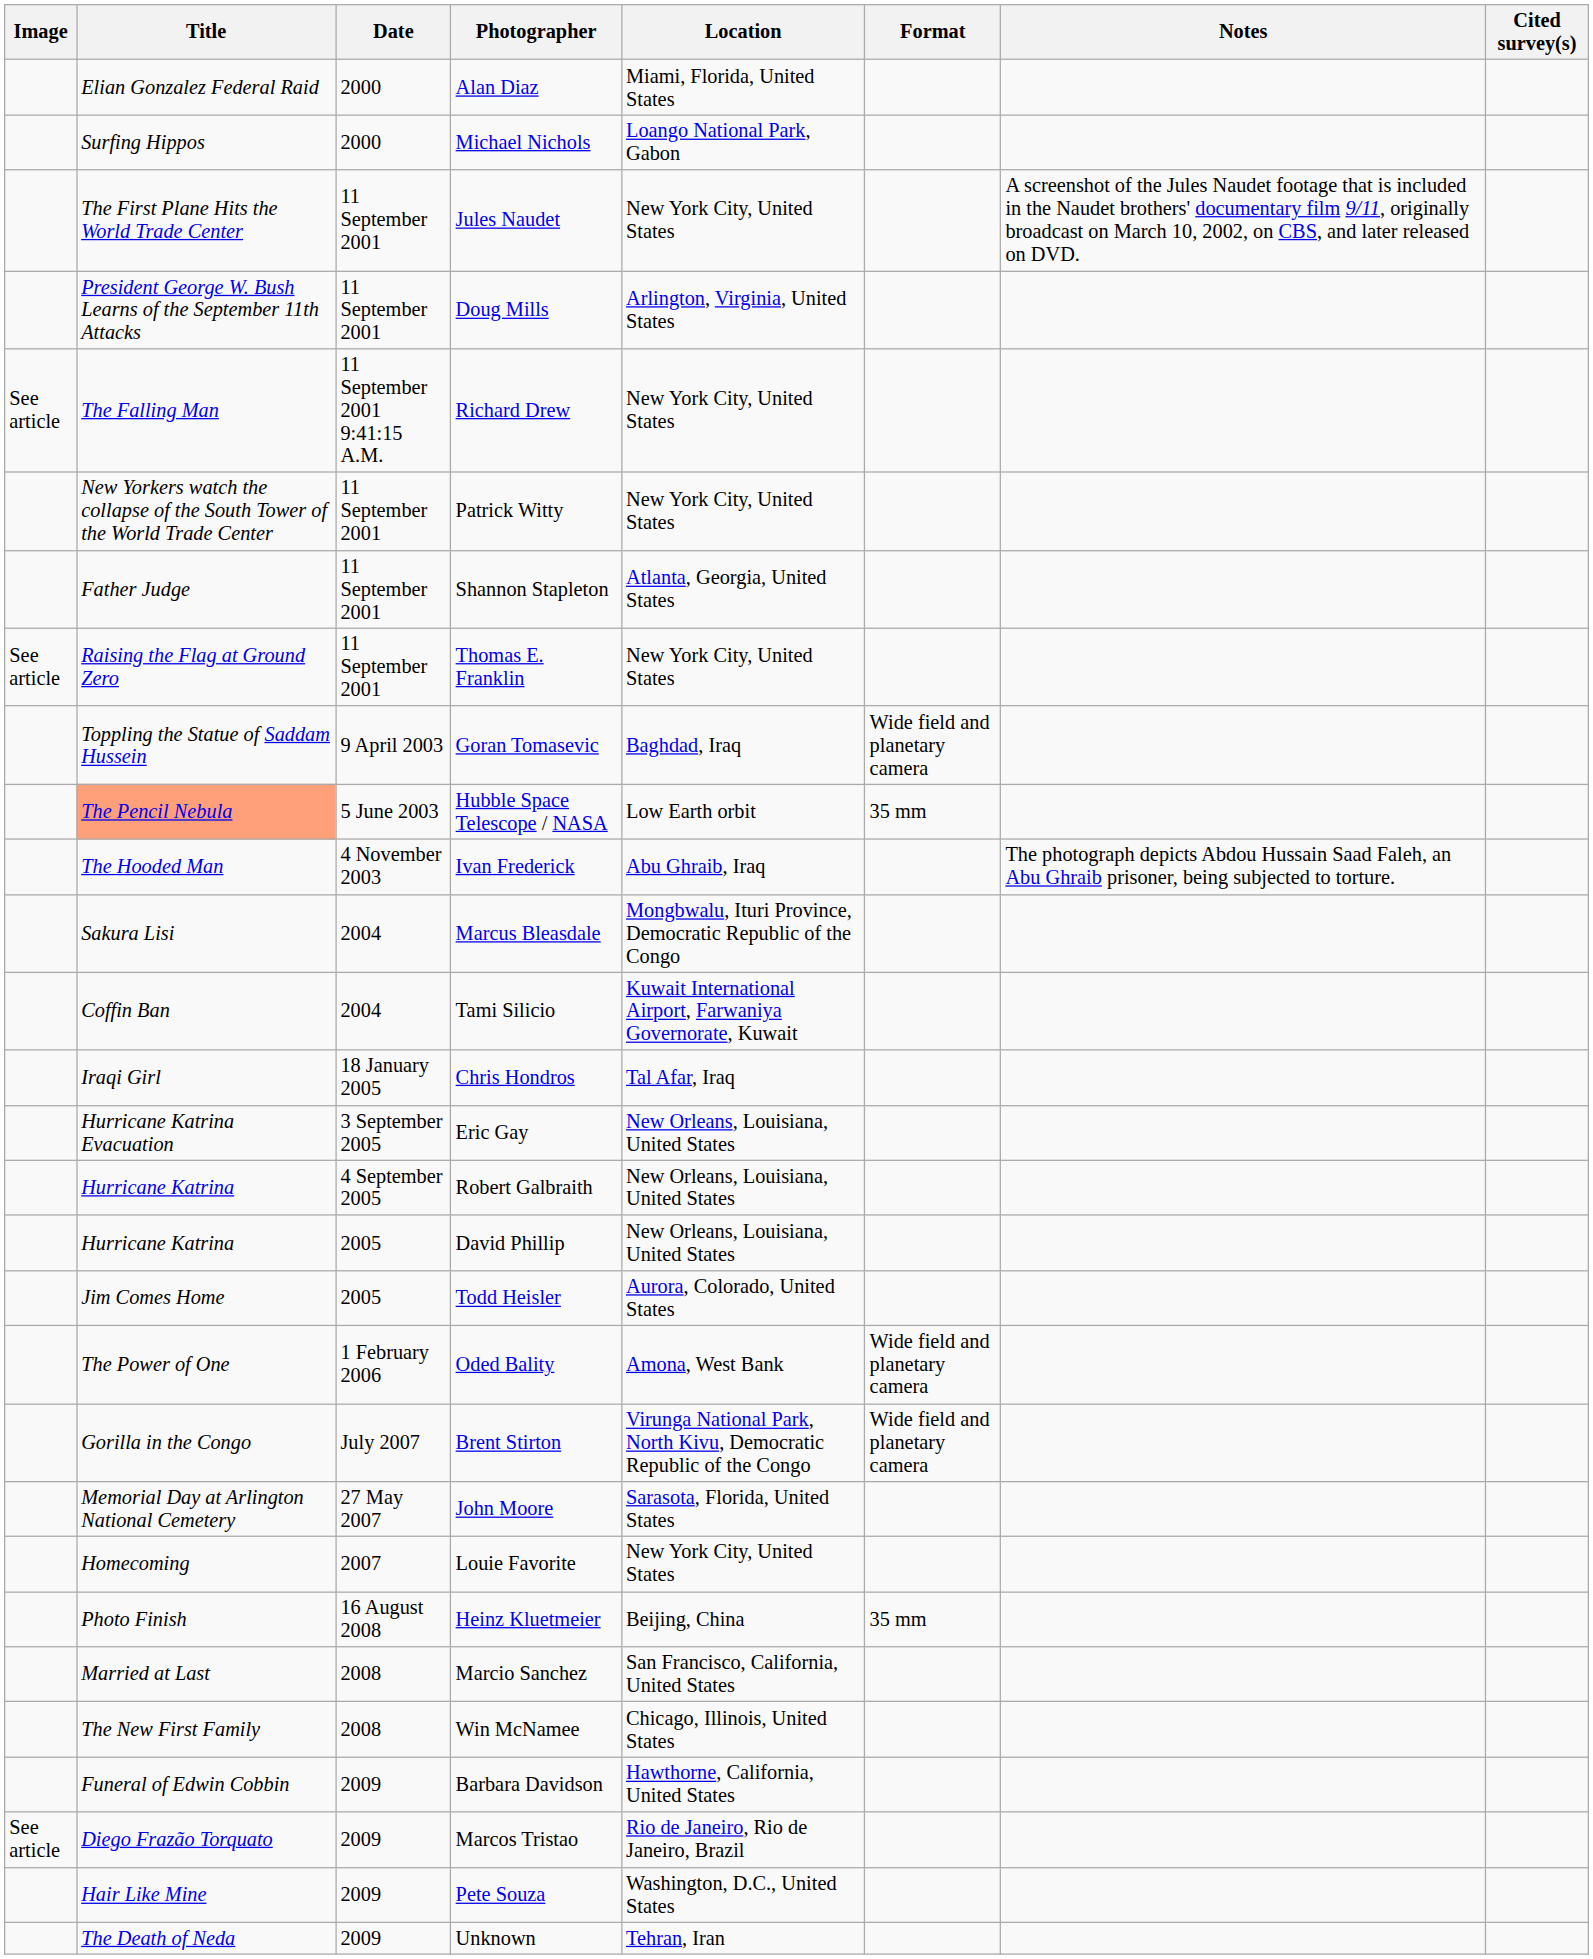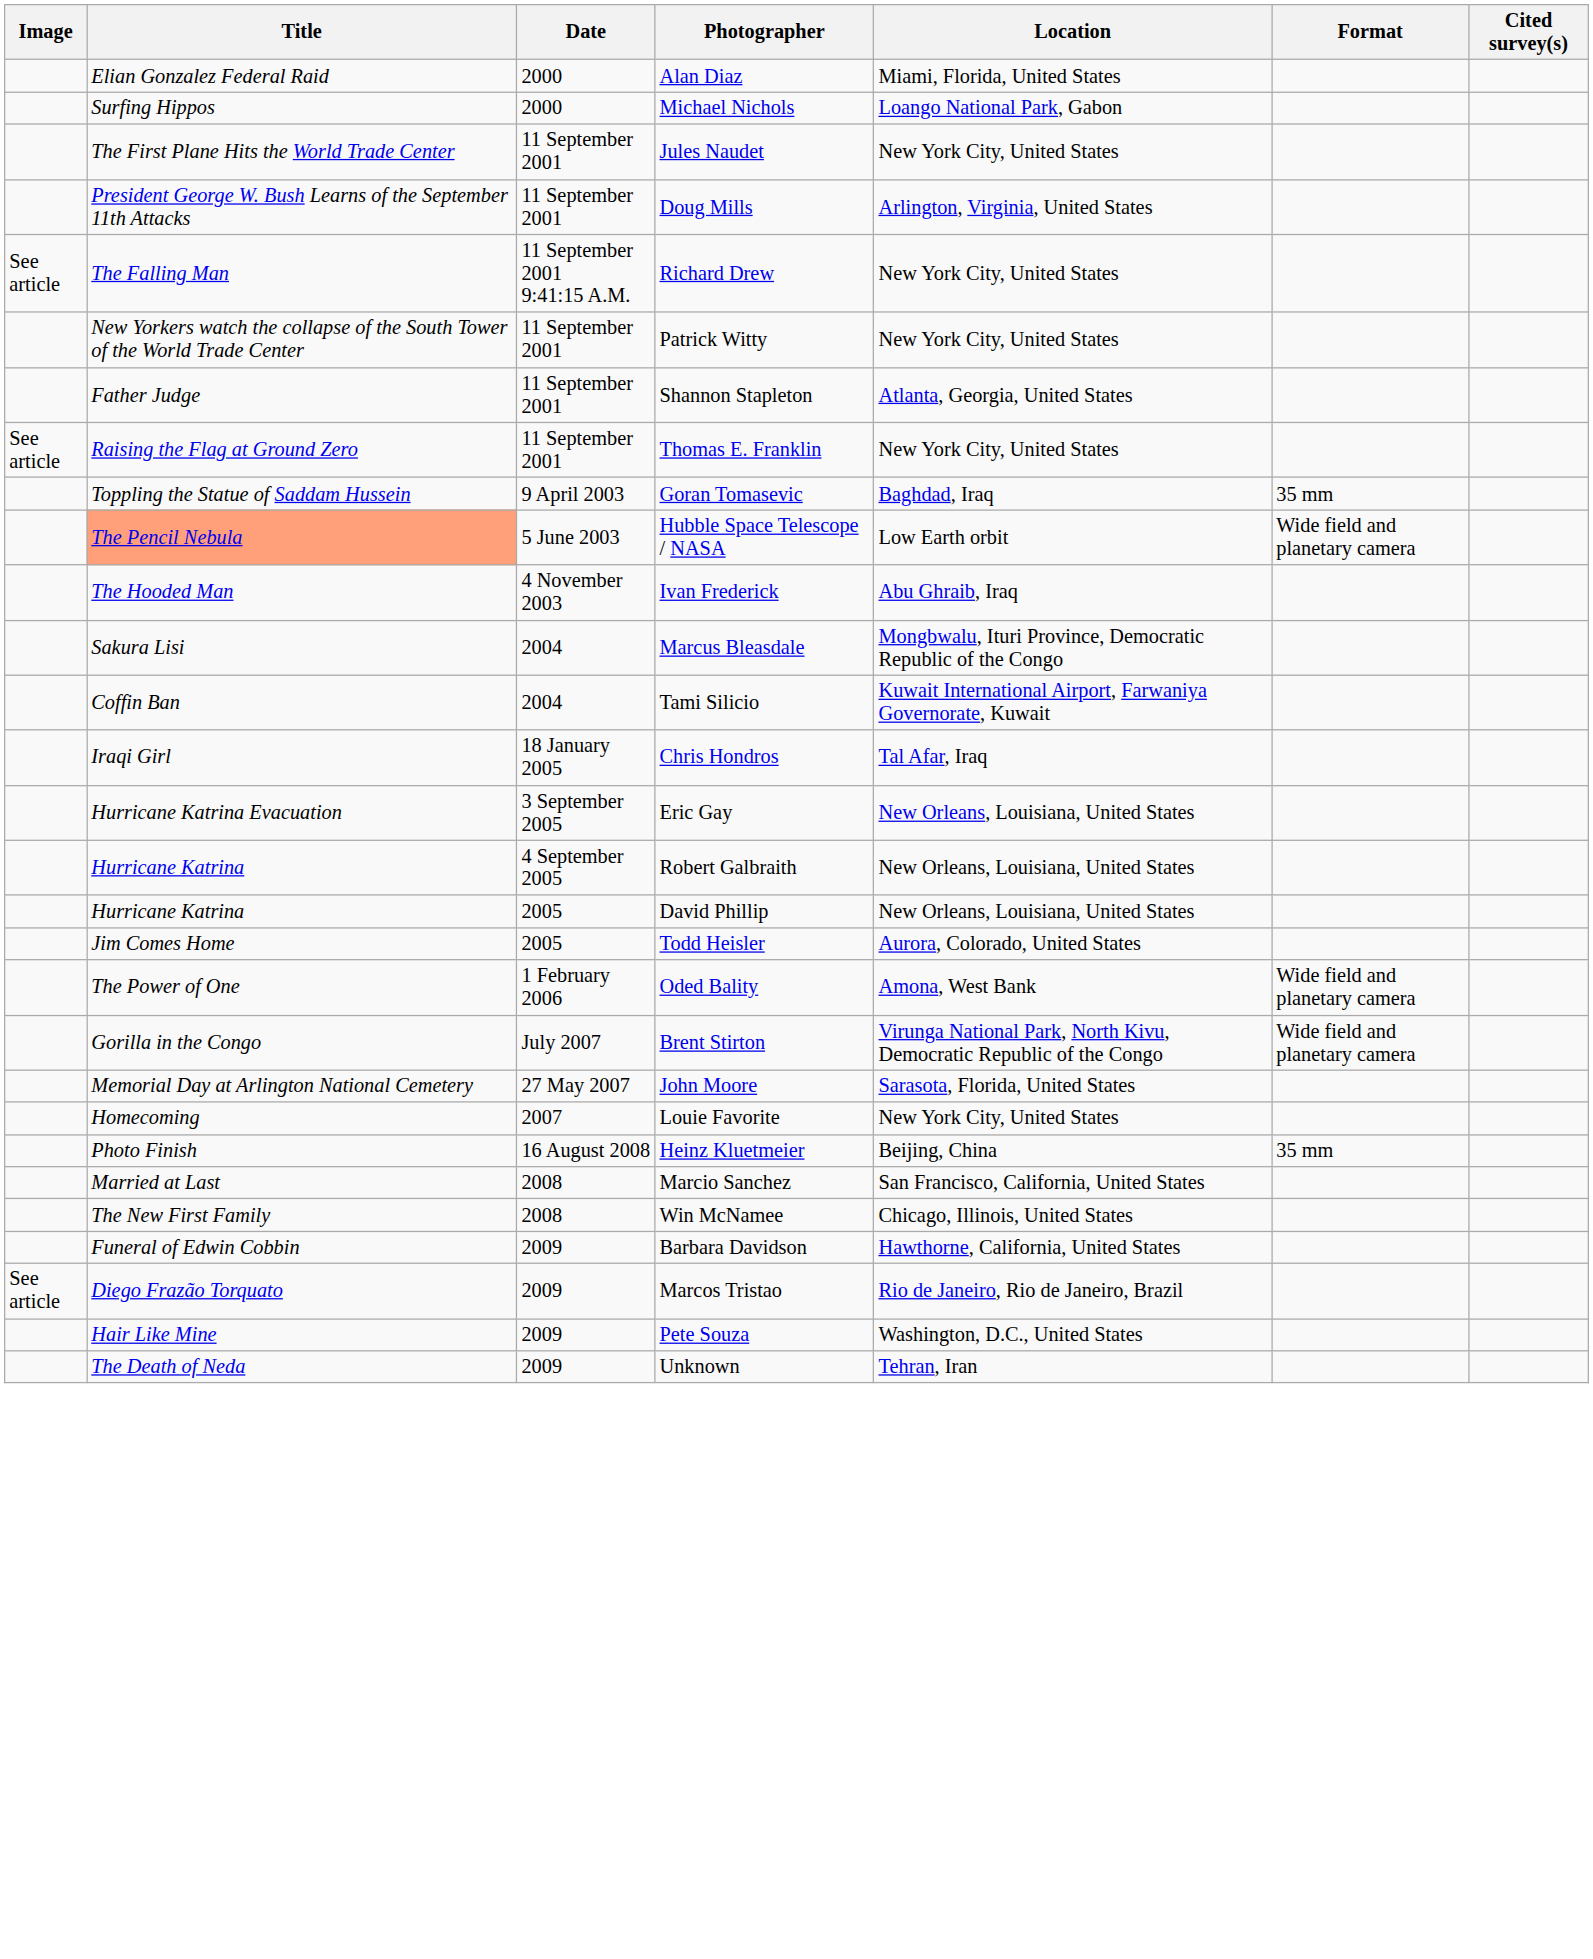- column: (1243, 32)
(930, 744) Wide field and planetary camera -> (1305, 493) 35 mm
(898, 811) 35 mm -> (1346, 537) Wide field and planetary camera
